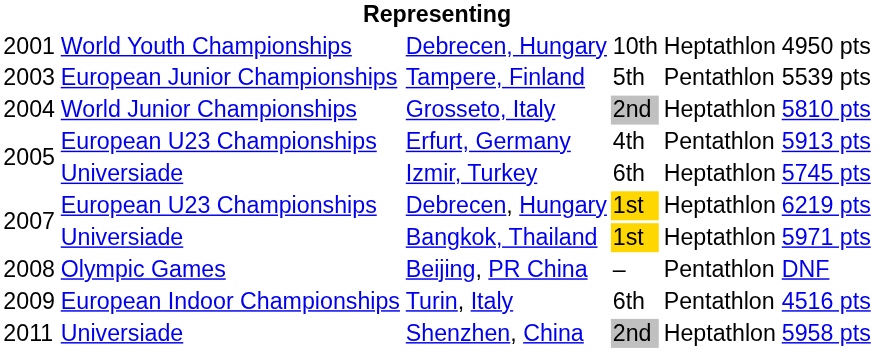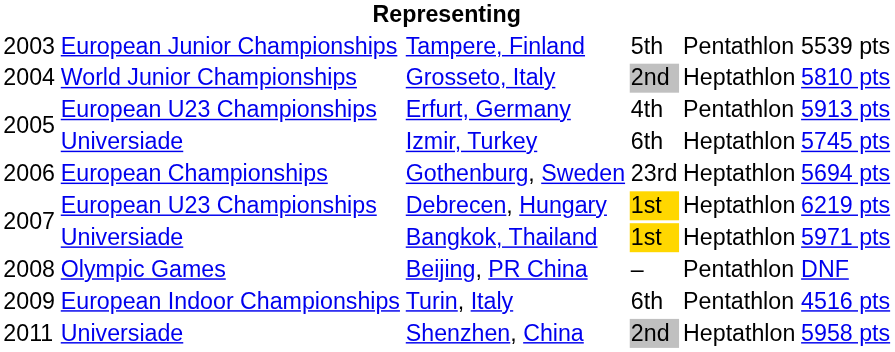- row: (29, 46)
+ row: (29, 173)
